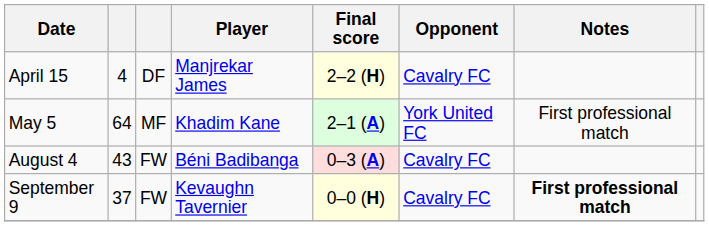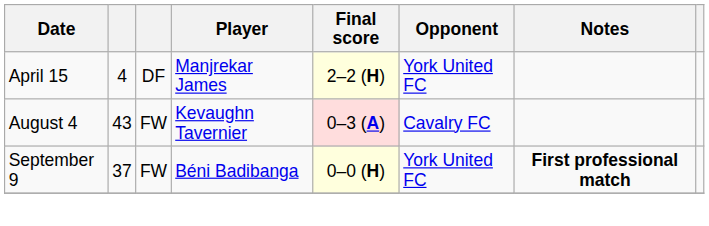(447, 76) Cavalry FC -> (448, 76) York United FC
- row: (32, 123)
(237, 160) Béni Badibanga -> (215, 123) Kevaughn Tavernier
(215, 198) Kevaughn Tavernier -> (237, 170) Béni Badibanga
(447, 198) Cavalry FC -> (448, 170) York United FC
